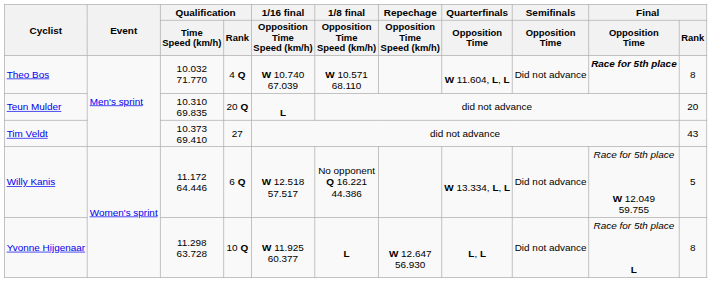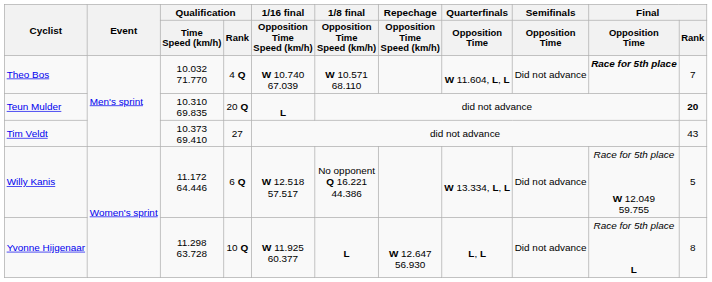(693, 75) 8 -> (693, 75) 7
(693, 107) normal -> (693, 107) bold
